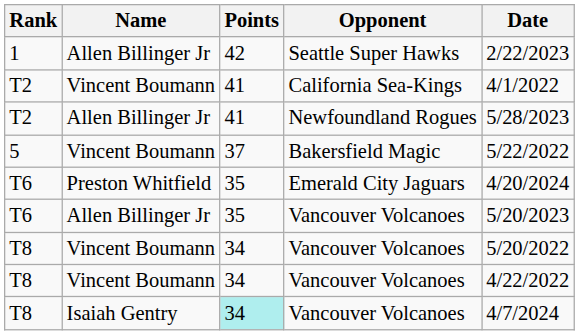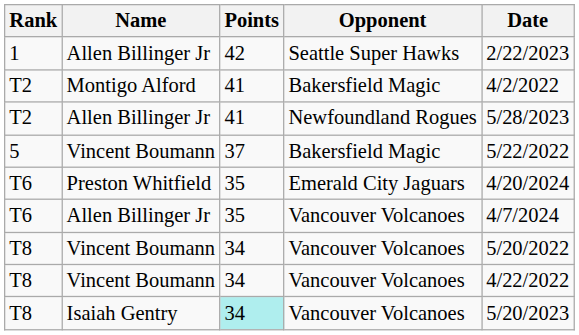- row: (141, 85)
+ row: (131, 85)
(528, 215) 5/20/2023 -> (523, 215) 4/7/2024
(523, 313) 4/7/2024 -> (528, 313) 5/20/2023
